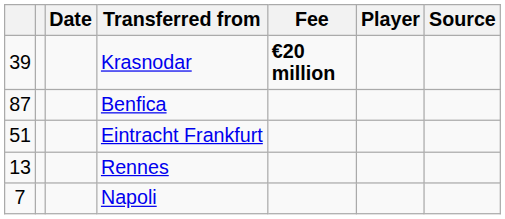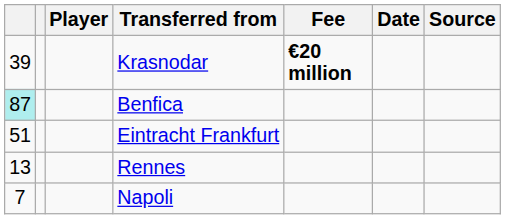columns swapped: (390, 20) <-> (71, 20)
(20, 104) no background -> (20, 104) paleturquoise background
